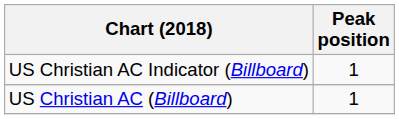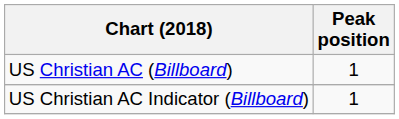rows swapped: (121, 98) <-> (159, 69)
